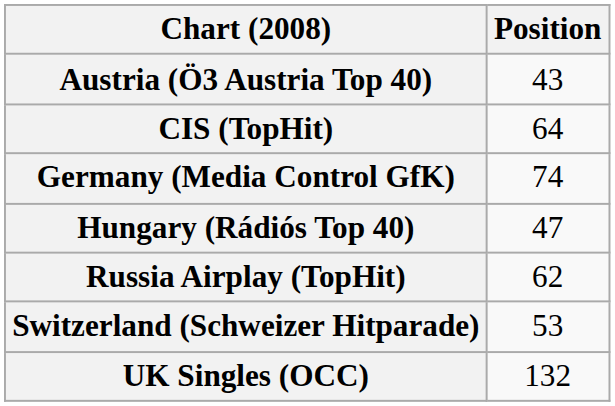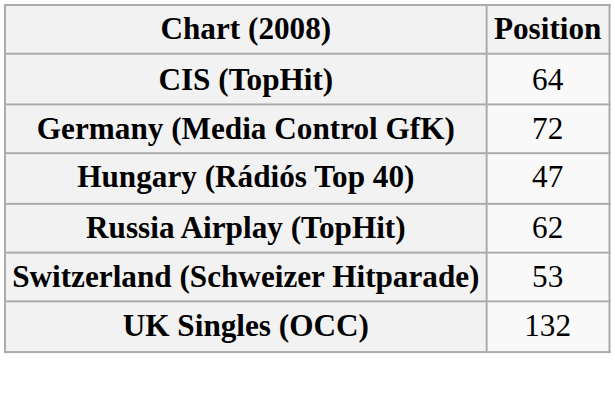- row: (246, 78)
(548, 177) 74 -> (548, 128) 72
